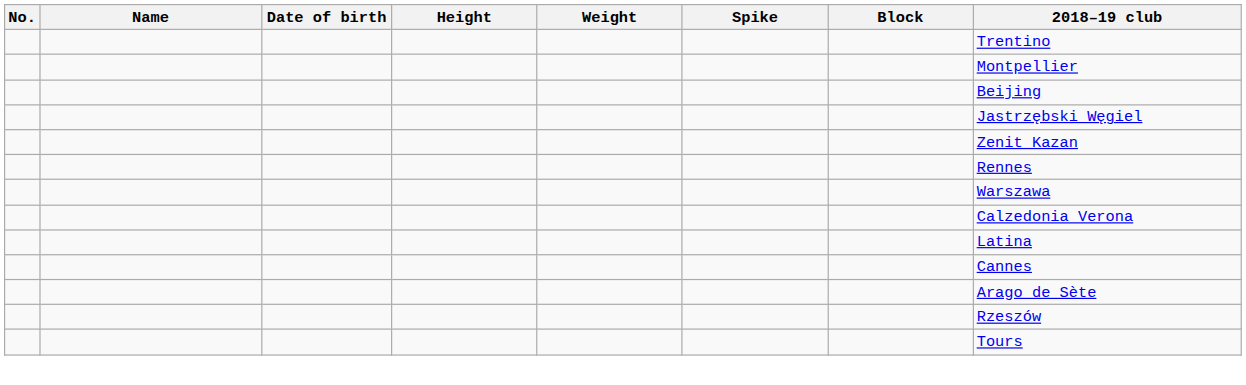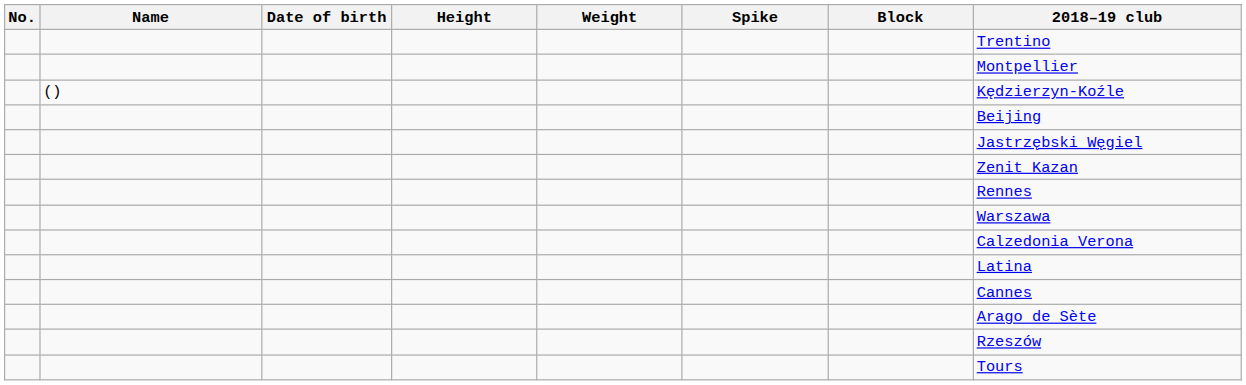+ row: (22, 92)
